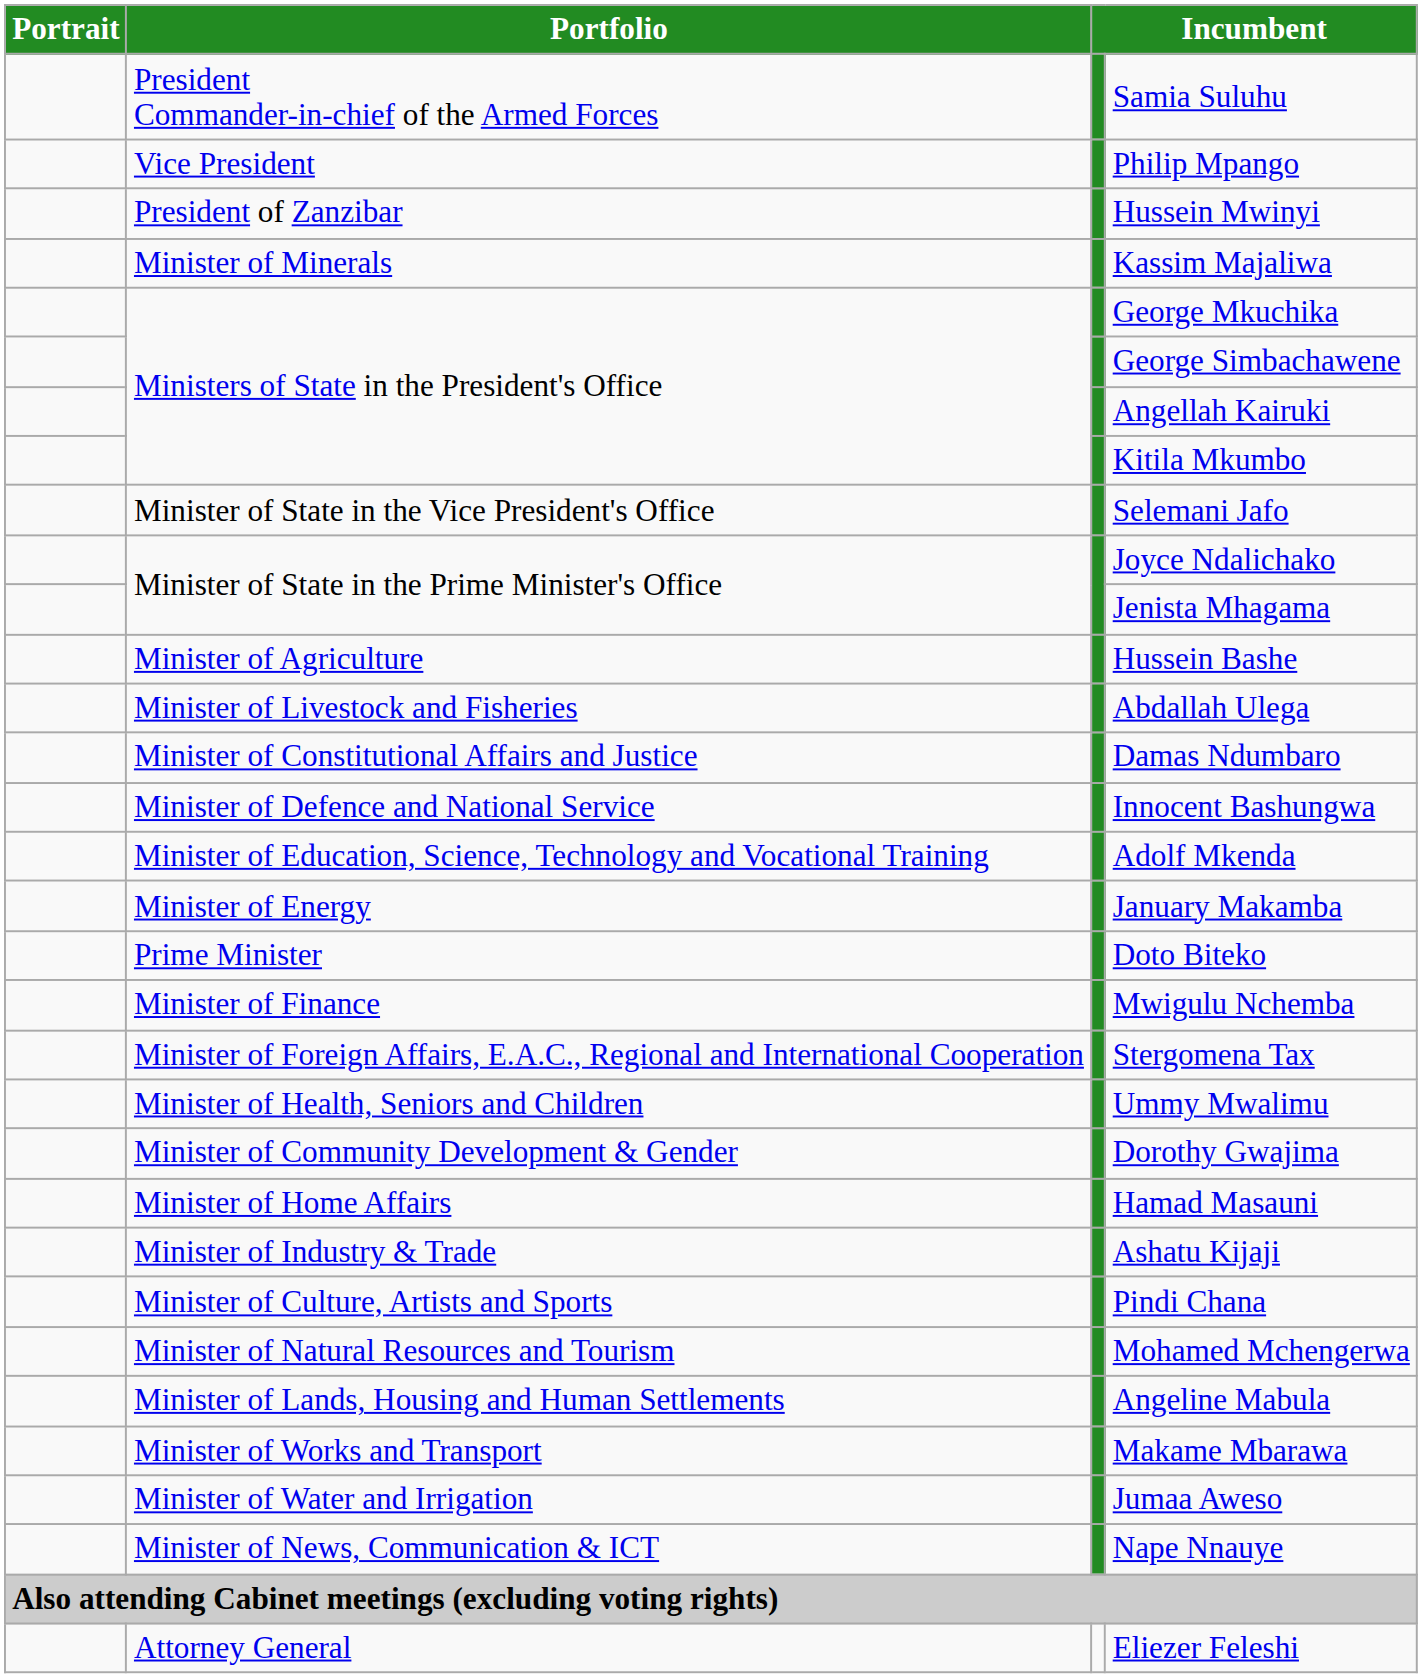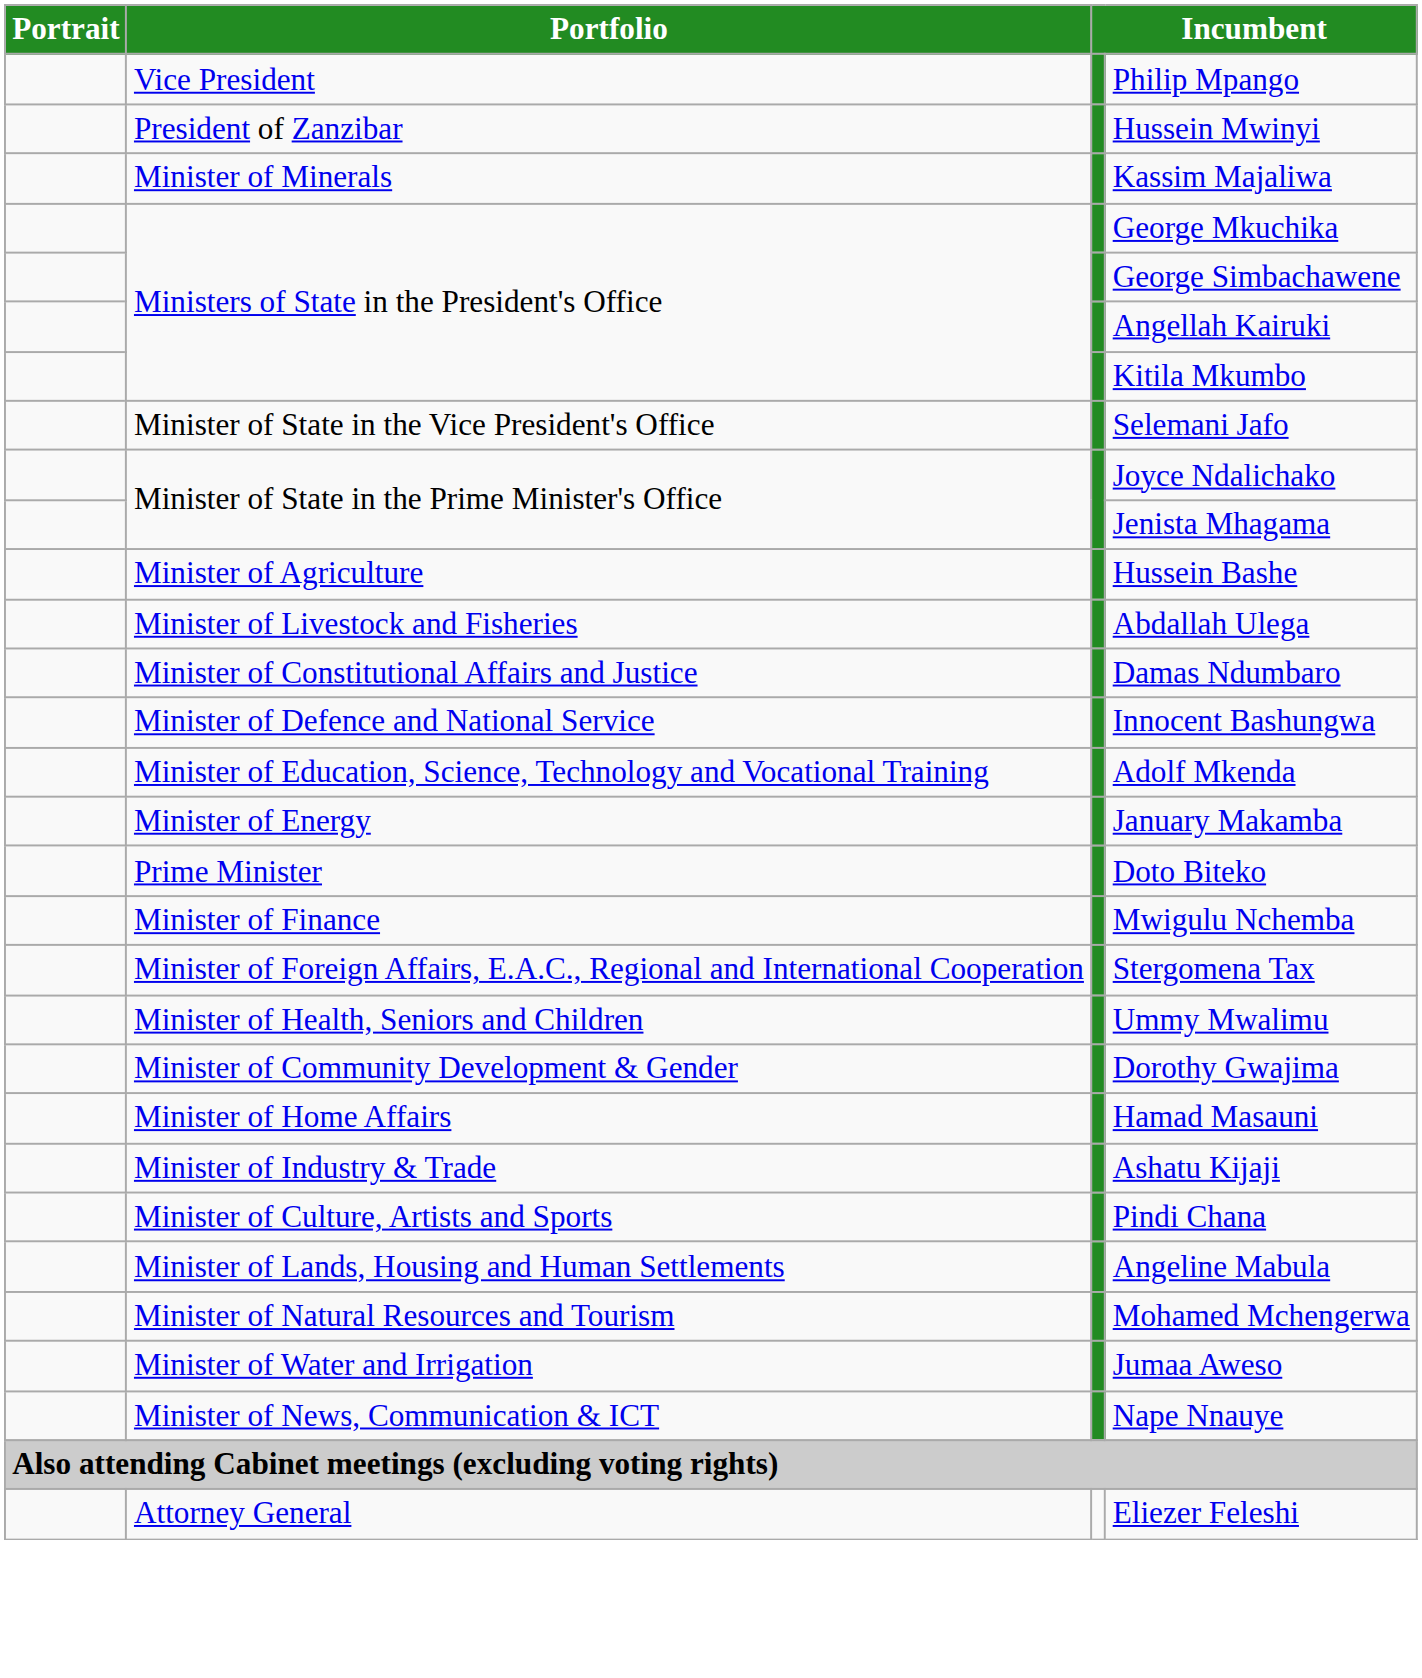- row: (1200, 96)
rows swapped: (1221, 1400) <-> (1261, 1350)
- row: (1230, 1449)
